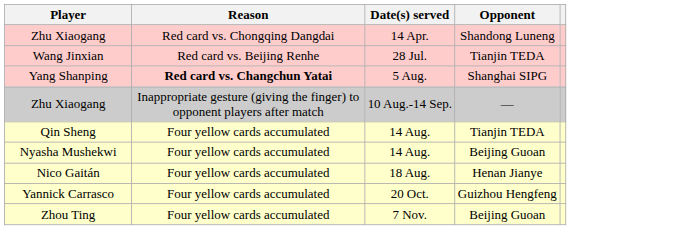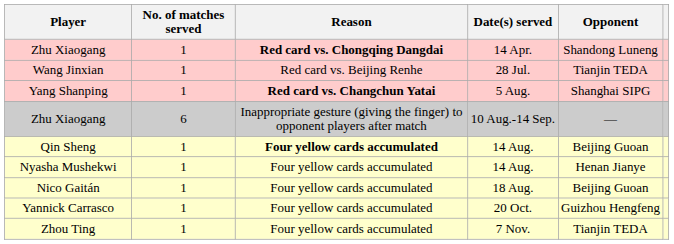+ column: (183, 22)
(248, 35) normal -> (351, 49) bold
(248, 132) normal -> (351, 146) bold
(507, 132) Tianjin TEDA -> (611, 146) Beijing Guoan
(507, 152) Beijing Guoan -> (611, 167) Henan Jianye
(507, 173) Henan Jianye -> (611, 187) Beijing Guoan
(507, 214) Beijing Guoan -> (611, 228) Tianjin TEDA
